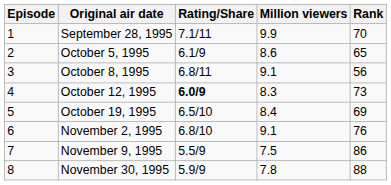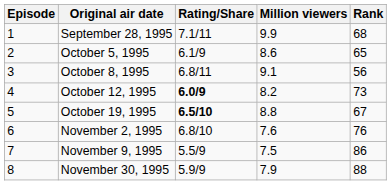(360, 33) 70 -> (360, 33) 68
(268, 92) 8.3 -> (268, 92) 8.2
(195, 111) normal -> (195, 111) bold
(268, 111) 8.4 -> (268, 111) 8.8
(360, 111) 69 -> (360, 111) 67
(268, 131) 9.1 -> (268, 131) 7.6
(268, 170) 7.8 -> (268, 170) 7.9
